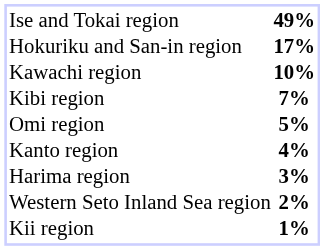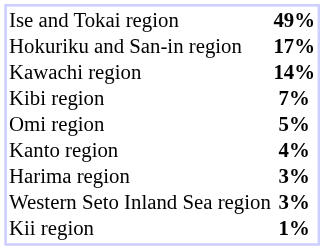(294, 72) 10% -> (294, 72) 14%
(294, 202) 2% -> (294, 202) 3%
